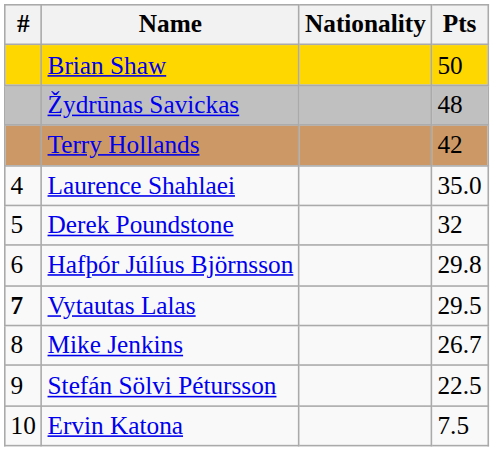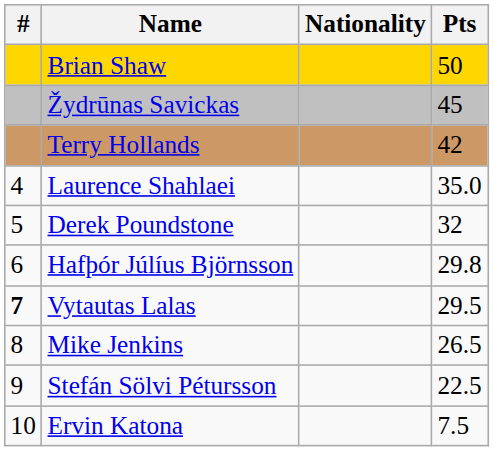(450, 104) 48 -> (450, 104) 45
(460, 345) 26.7 -> (460, 345) 26.5
